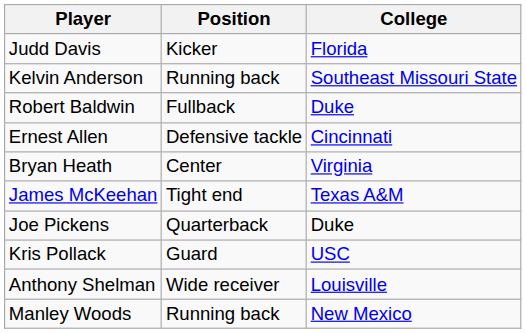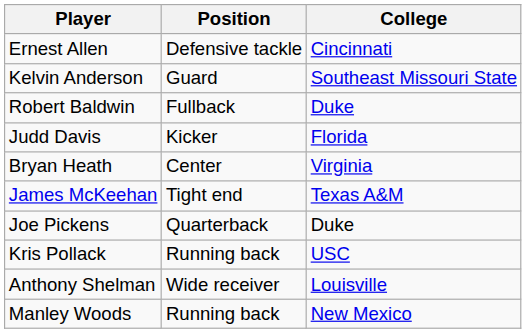rows swapped: (58, 136) <-> (55, 48)
(223, 78) Running back -> (192, 78) Guard
(192, 254) Guard -> (223, 254) Running back
